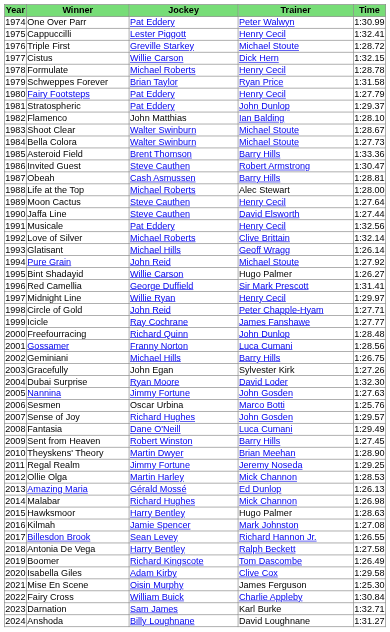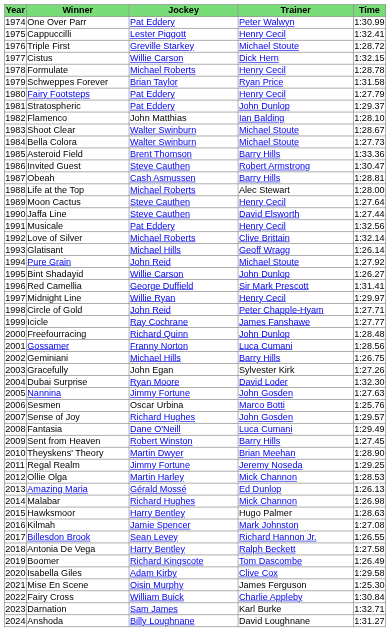(265, 274) Hugo Palmer -> (264, 274) John Dunlop
